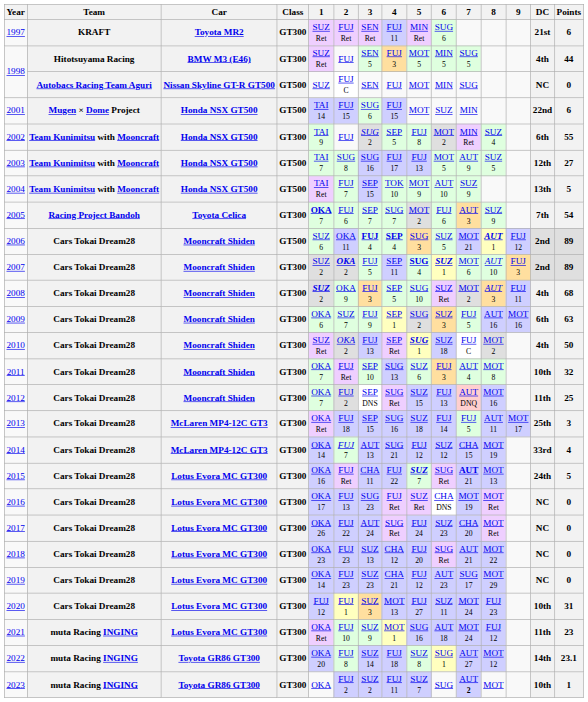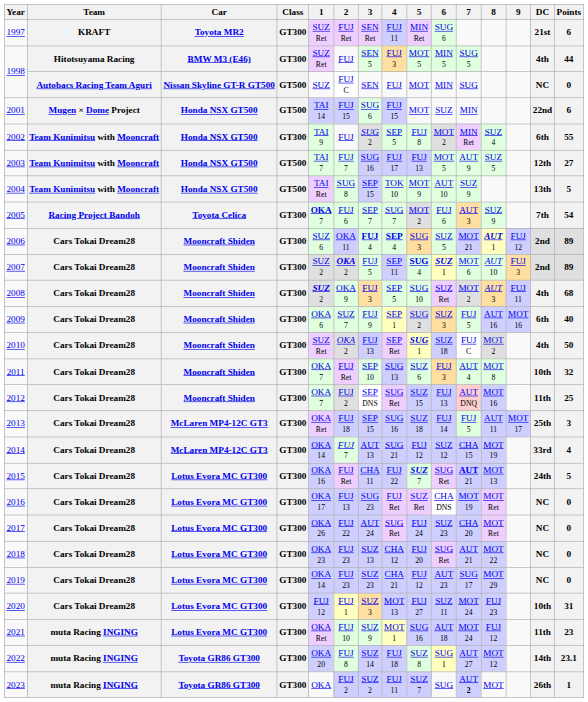(346, 163) SUG 8 -> (346, 163) FUJ 7
(346, 189) FUJ 7 -> (346, 189) SUG 8
(293, 241) GT500 -> (293, 241) GT300
(569, 320) 63 -> (569, 320) 40
(543, 685) 10th -> (543, 685) 26th
